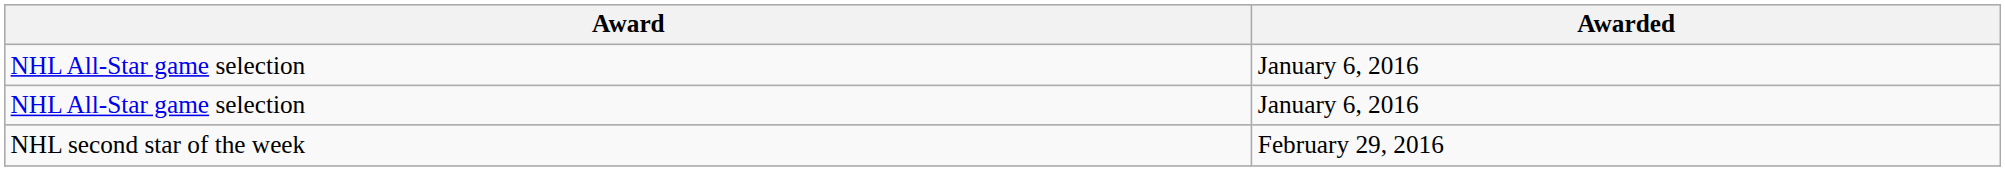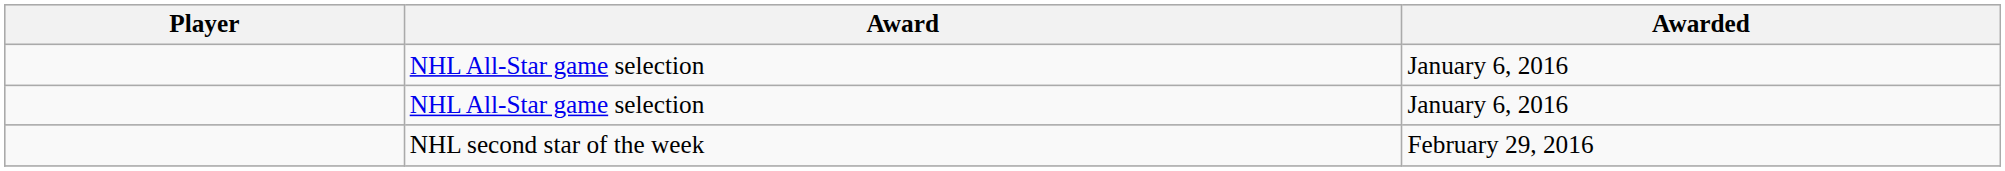+ column: (204, 24)
